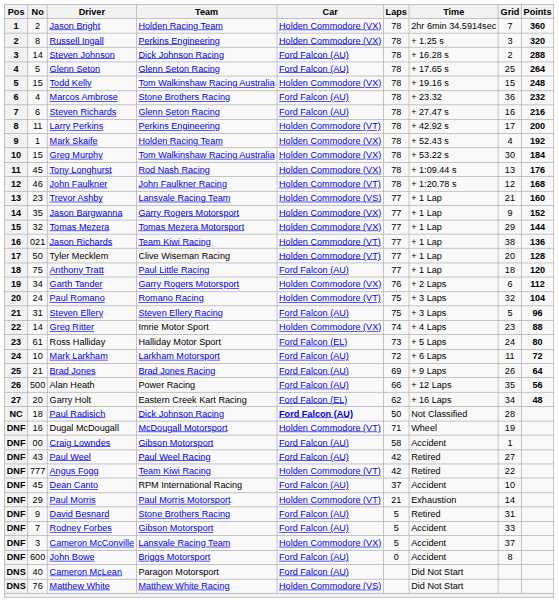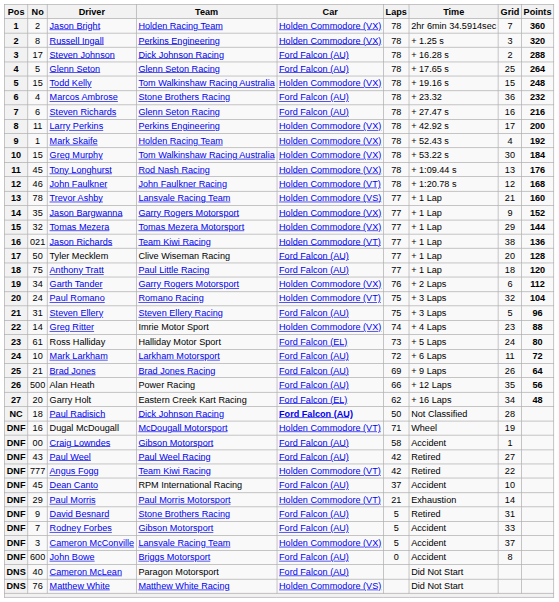(38, 54) 14 -> (38, 54) 17
(330, 126) Holden Commodore (VT) -> (330, 126) Holden Commodore (VX)
(38, 198) 23 -> (38, 198) 78
(330, 255) Holden Commodore (VT) -> (314, 255) Ford Falcon (AU)
